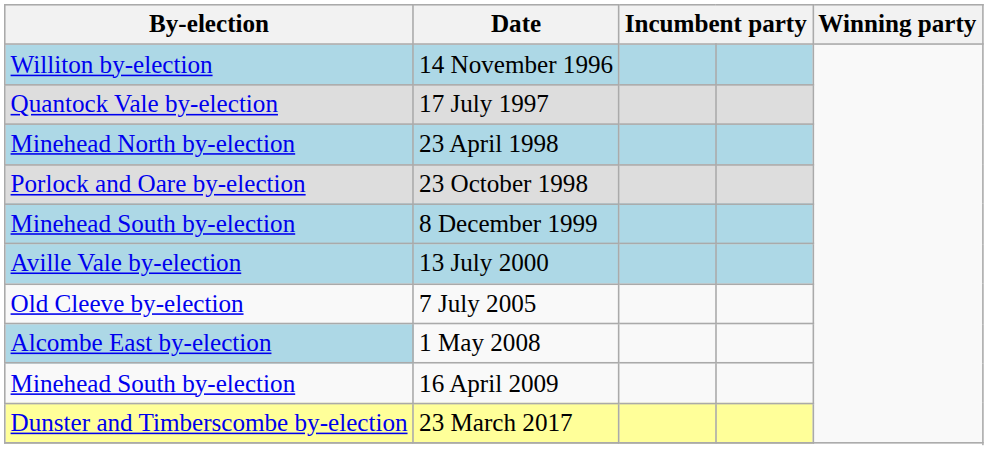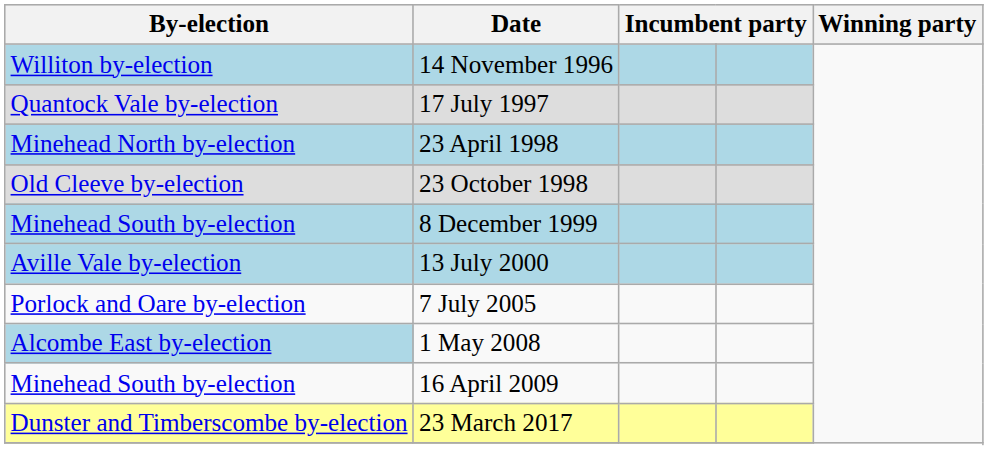(158, 183) Porlock and Oare by-election -> (127, 183) Old Cleeve by-election
(127, 303) Old Cleeve by-election -> (158, 303) Porlock and Oare by-election
